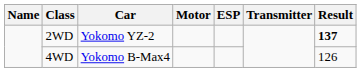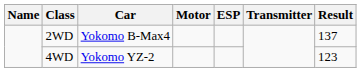(118, 35) Yokomo YZ-2 -> (125, 35) Yokomo B-Max4
(328, 35) bold -> (328, 35) normal
(125, 56) Yokomo B-Max4 -> (118, 56) Yokomo YZ-2
(328, 56) 126 -> (328, 56) 123
